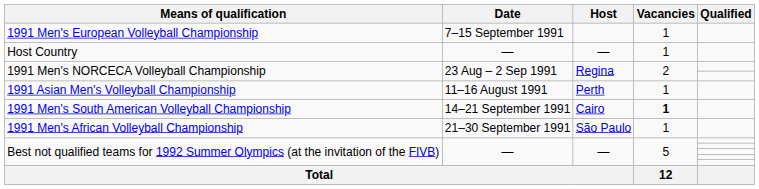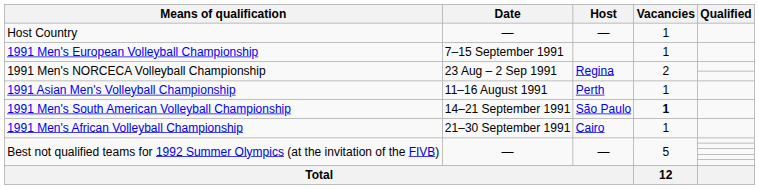rows swapped: (42, 52) <-> (133, 33)
(590, 109) Cairo -> (604, 109) São Paulo
(604, 128) São Paulo -> (590, 128) Cairo
